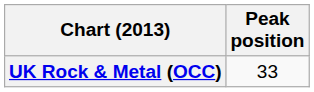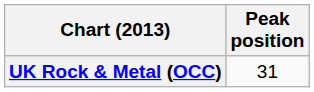(267, 71) 33 -> (267, 71) 31
